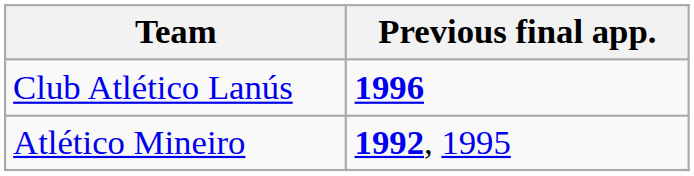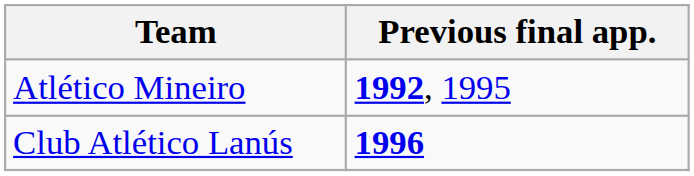rows swapped: (153, 87) <-> (129, 142)
